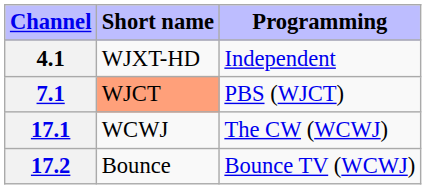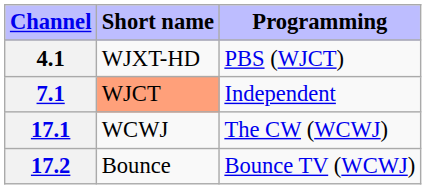(280, 58) Independent -> (284, 58) PBS (WJCT)
(284, 93) PBS (WJCT) -> (280, 93) Independent
